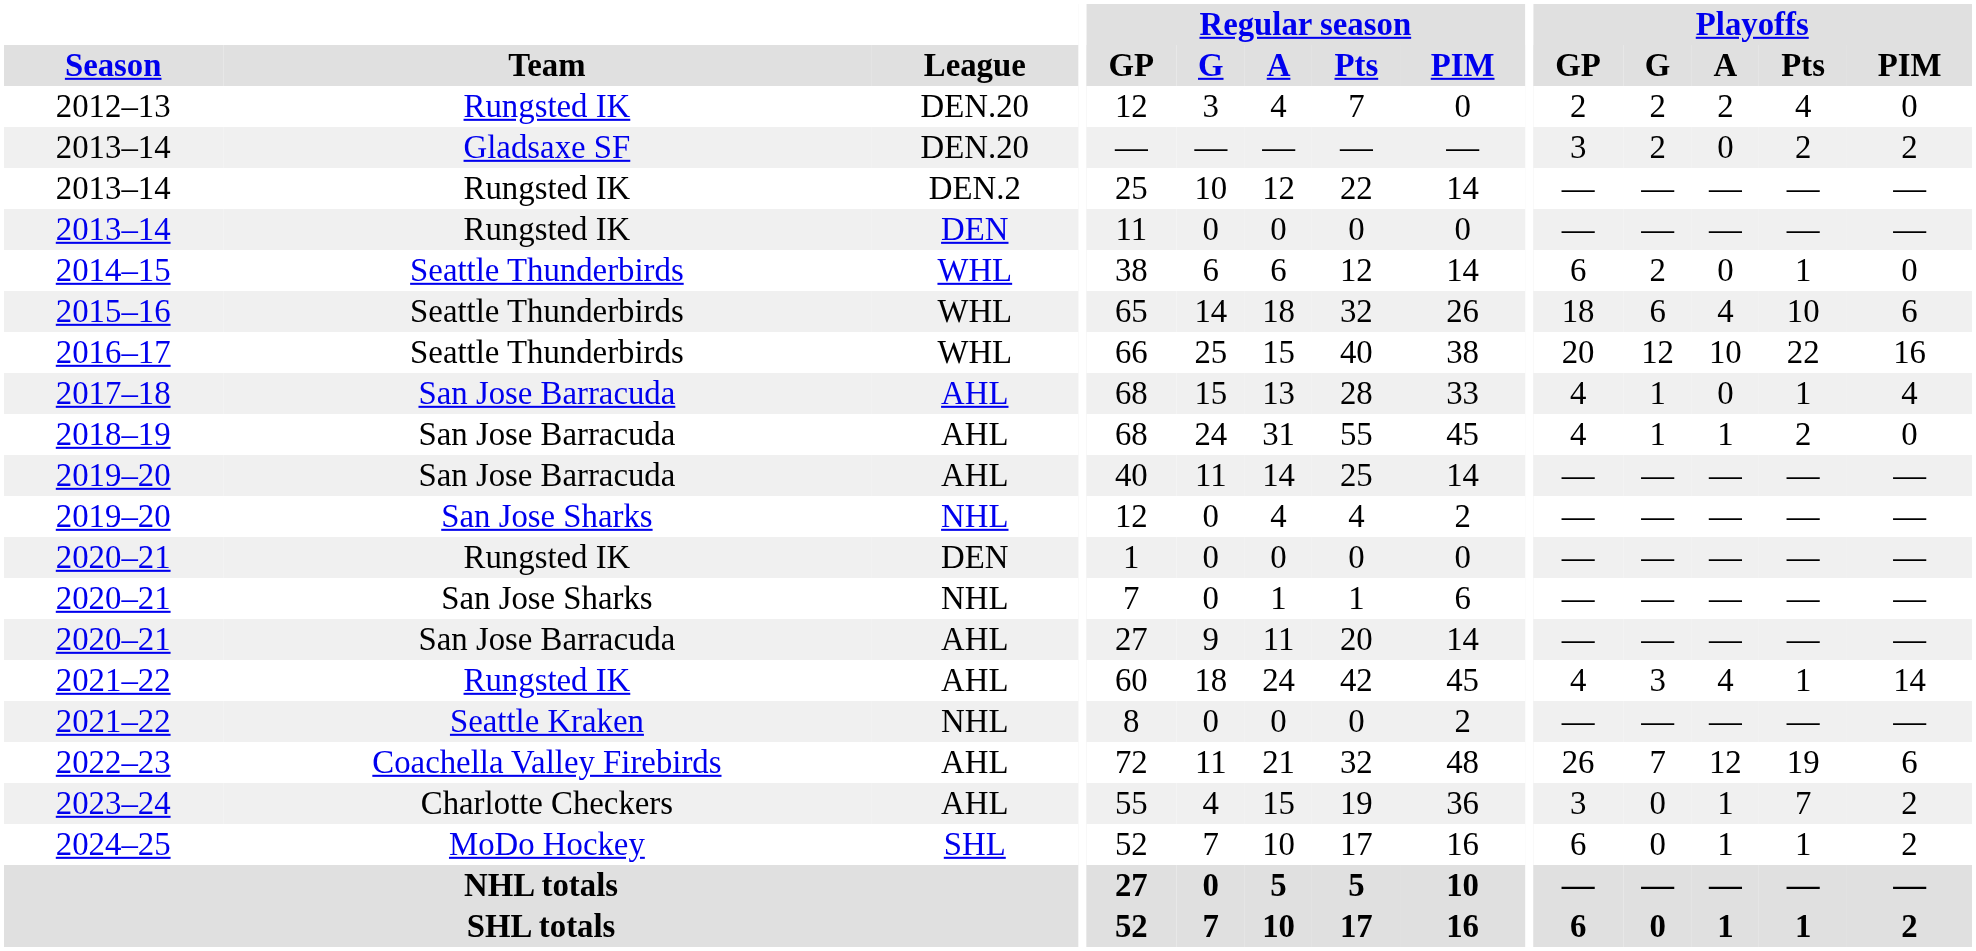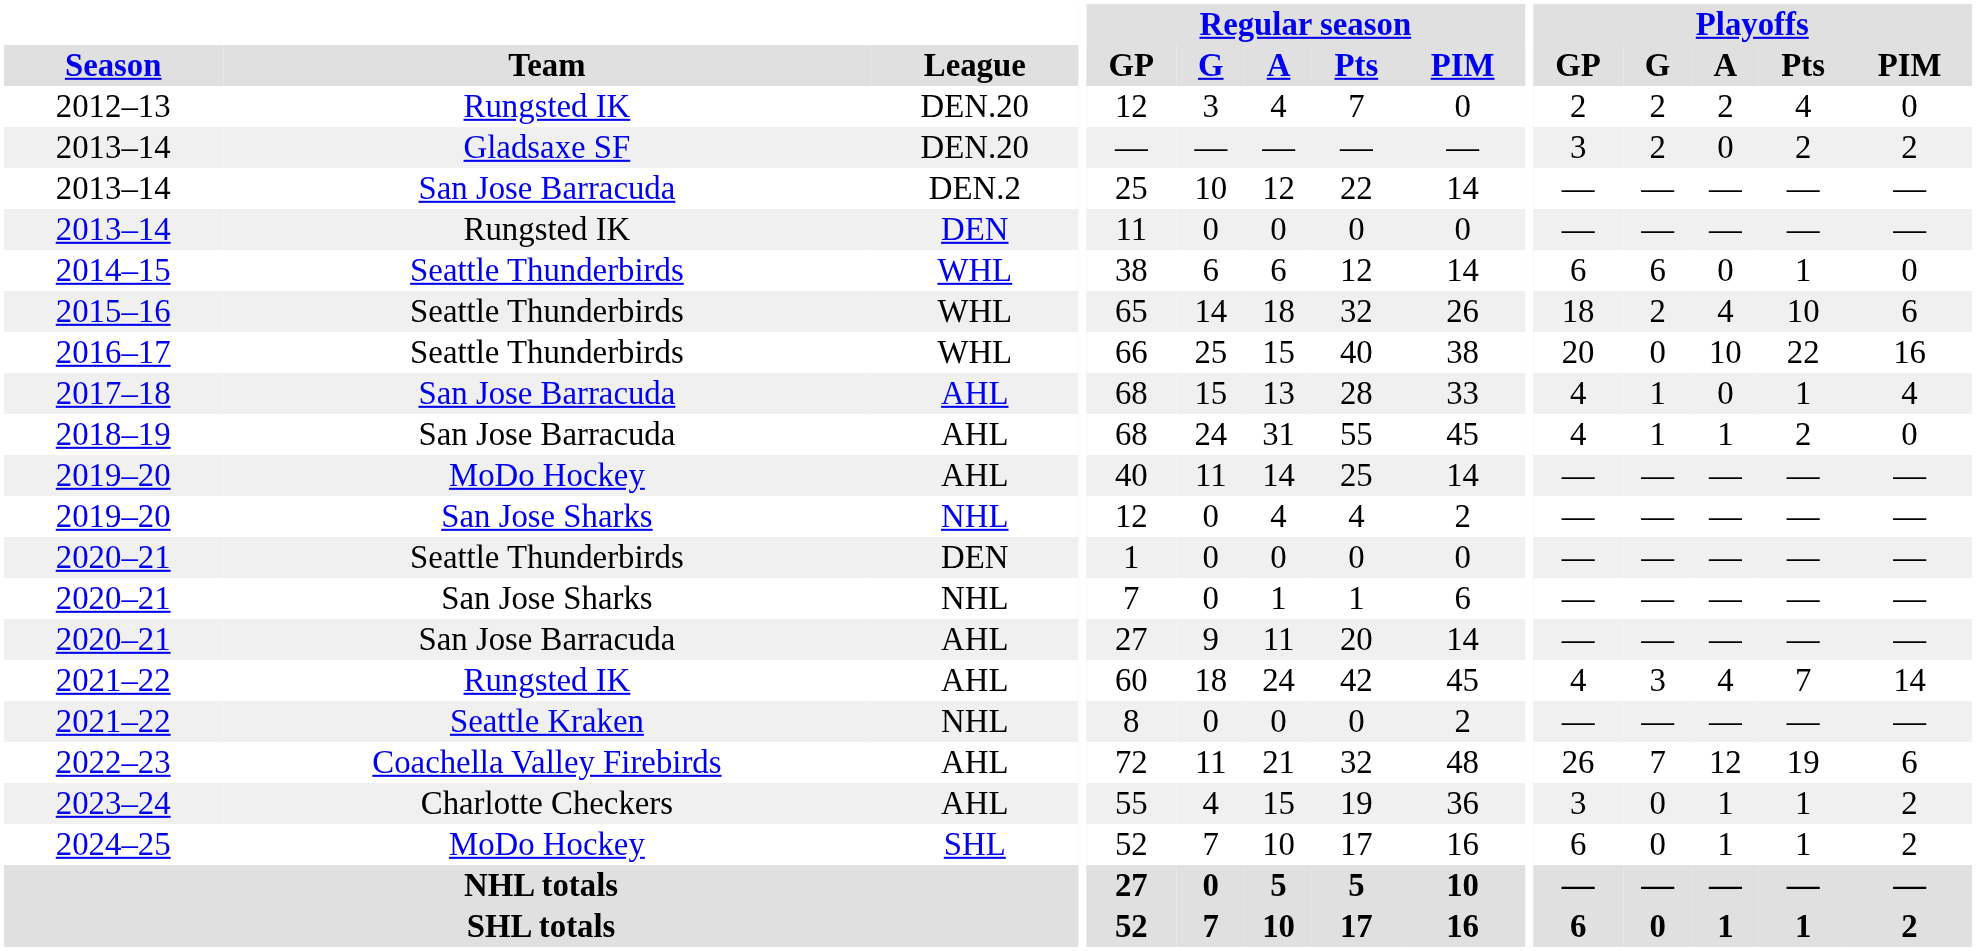(547, 187) Rungsted IK -> (547, 187) San Jose Barracuda
(1658, 269) 2 -> (1658, 269) 6
(1658, 310) 6 -> (1658, 310) 2
(1658, 351) 12 -> (1658, 351) 0
(547, 474) San Jose Barracuda -> (547, 474) MoDo Hockey
(547, 556) Rungsted IK -> (547, 556) Seattle Thunderbirds
(1803, 679) 1 -> (1803, 679) 7
(1803, 802) 7 -> (1803, 802) 1
